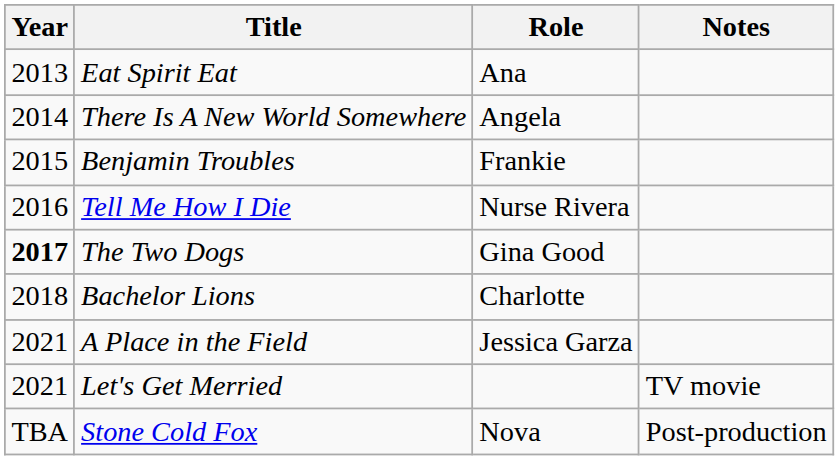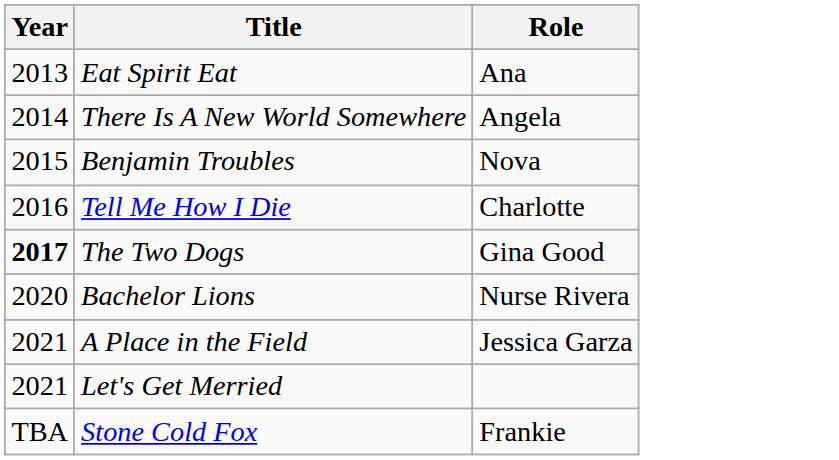- column: (736, 26)
(523, 161) Frankie -> (510, 161) Nova
(554, 206) Nurse Rivera -> (532, 206) Charlotte
(40, 296) 2018 -> (40, 296) 2020
(532, 296) Charlotte -> (554, 296) Nurse Rivera
(510, 431) Nova -> (523, 431) Frankie
